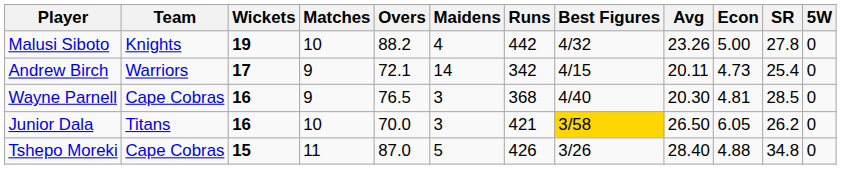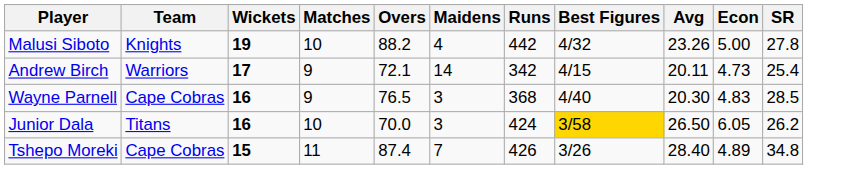- column: (819, 17)
(734, 97) 4.81 -> (734, 97) 4.83
(523, 124) 421 -> (523, 124) 424
(395, 151) 87.0 -> (395, 151) 87.4
(438, 151) 5 -> (438, 151) 7
(734, 151) 4.88 -> (734, 151) 4.89
